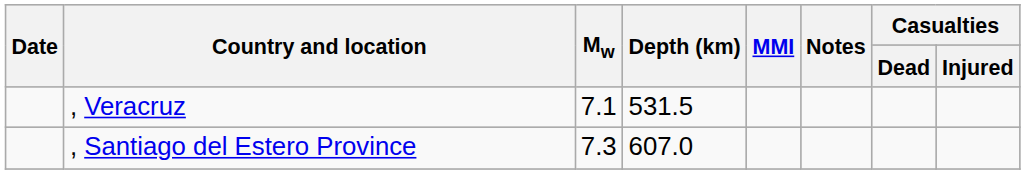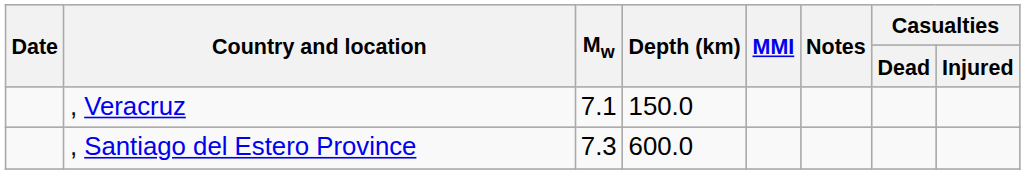(661, 106) 531.5 -> (661, 106) 150.0
(661, 147) 607.0 -> (661, 147) 600.0
